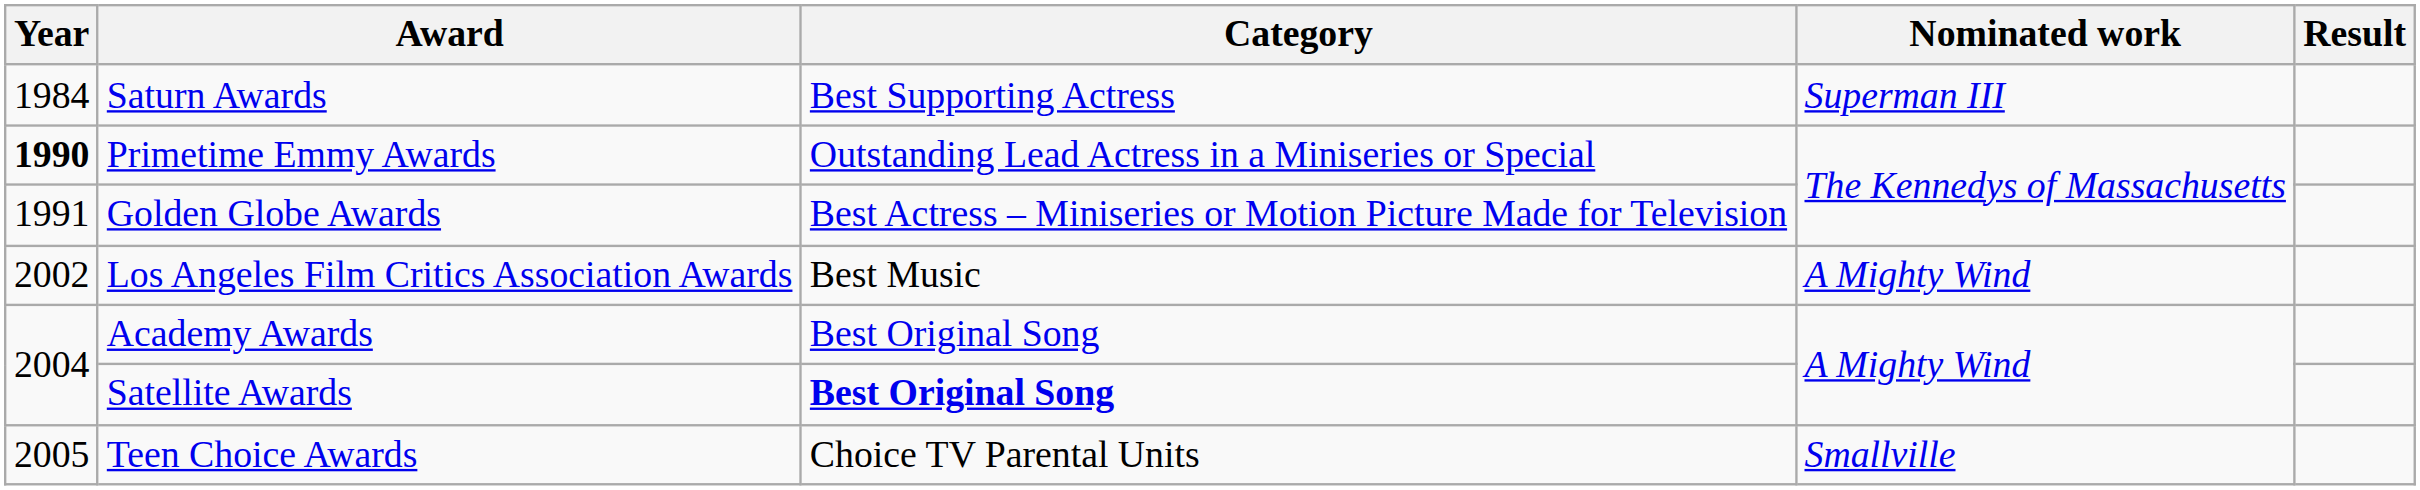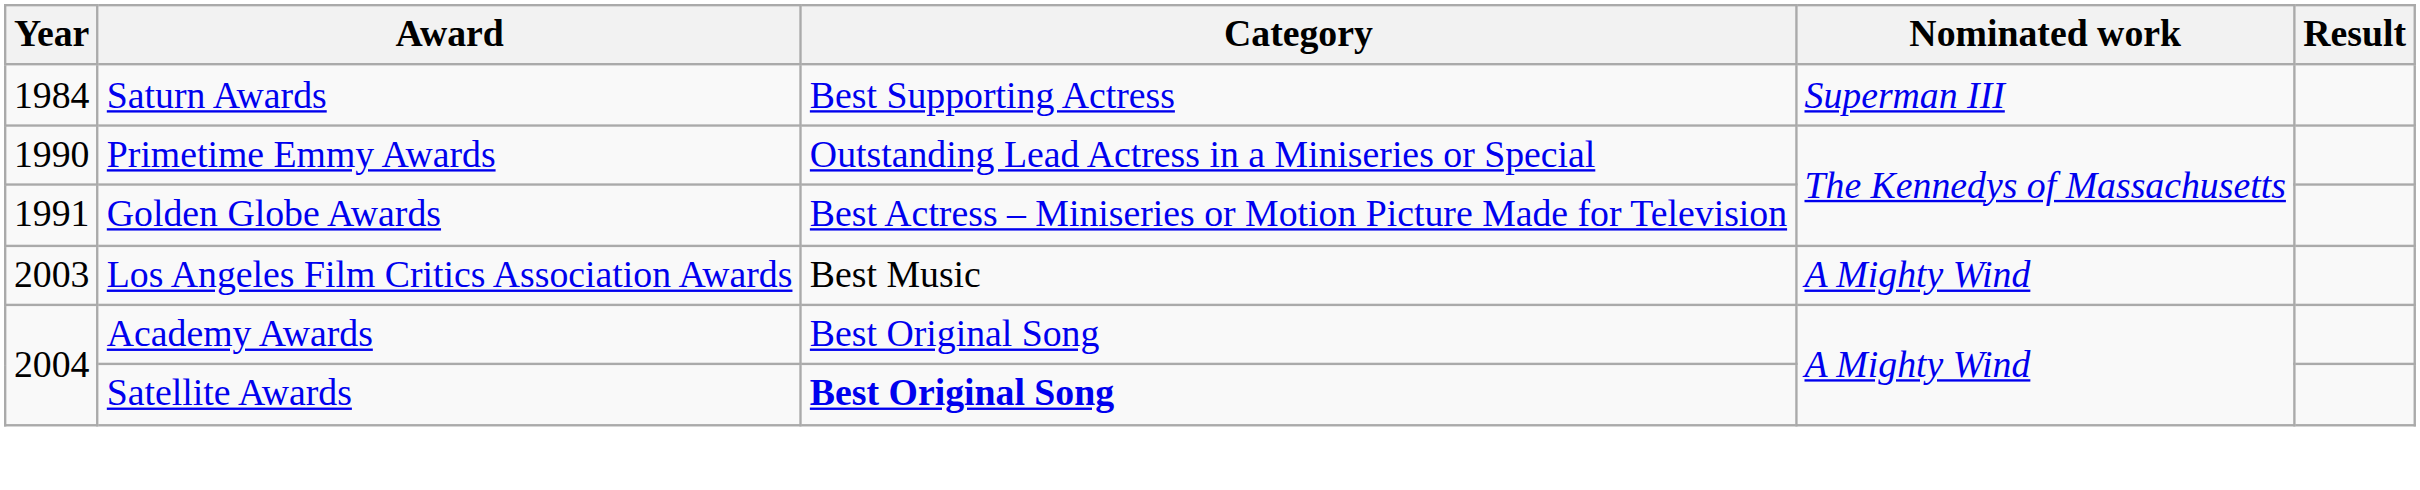(52, 154) bold -> (52, 154) normal
(52, 273) 2002 -> (52, 273) 2003
- row: (262, 453)
